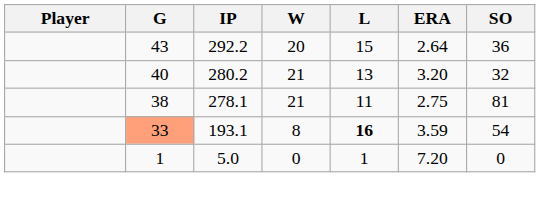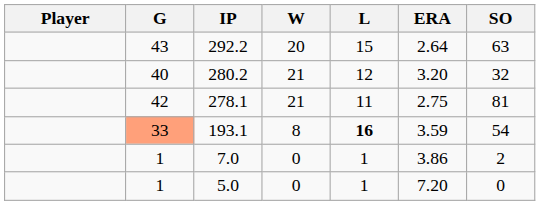(501, 46) 36 -> (501, 46) 63
(364, 74) 13 -> (364, 74) 12
(160, 102) 38 -> (160, 102) 42
+ row: (228, 158)
